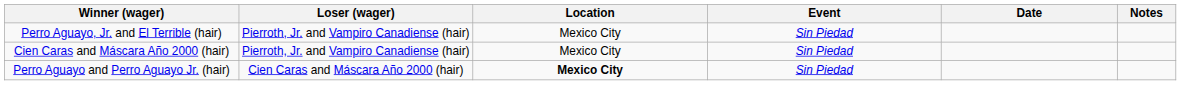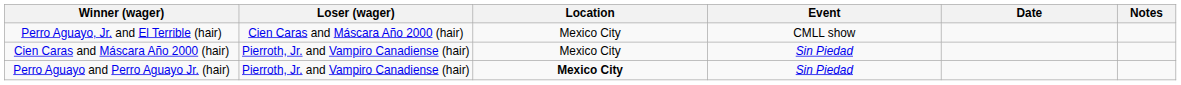(356, 32) Pierroth, Jr. and Vampiro Canadiense (hair) -> (356, 32) Cien Caras and Máscara Año 2000 (hair)
(824, 32) Sin Piedad -> (824, 32) CMLL show
(356, 70) Cien Caras and Máscara Año 2000 (hair) -> (356, 70) Pierroth, Jr. and Vampiro Canadiense (hair)
